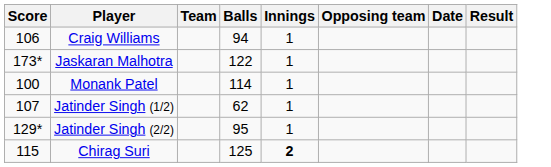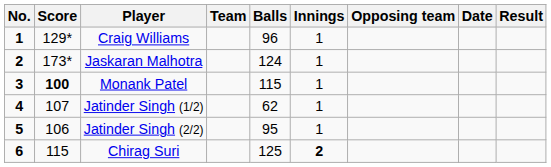+ column: (19, 16)
(28, 39) 106 -> (57, 39) 129*
(240, 39) 94 -> (270, 39) 96
(240, 61) 122 -> (270, 61) 124
(28, 84) normal -> (57, 84) bold
(240, 84) 114 -> (270, 84) 115
(28, 129) 129* -> (57, 129) 106
